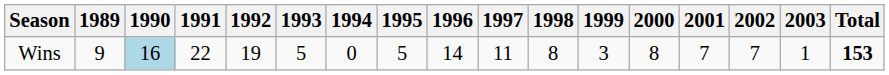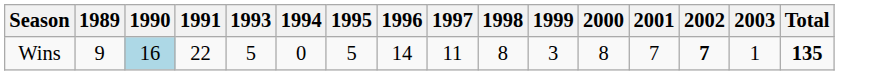- column: (251, 20)
(755, 53) normal -> (704, 53) bold
(857, 53) 153 -> (807, 53) 135
